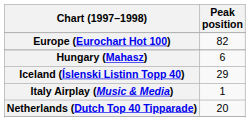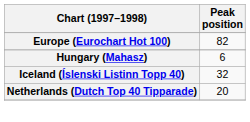(222, 74) 29 -> (222, 74) 32
- row: (102, 91)
